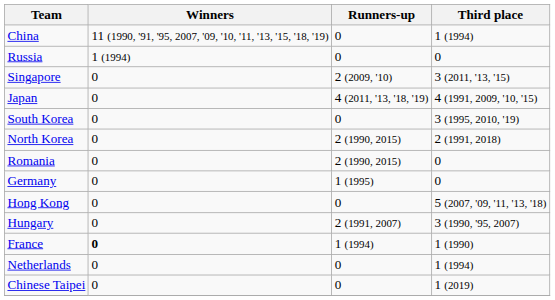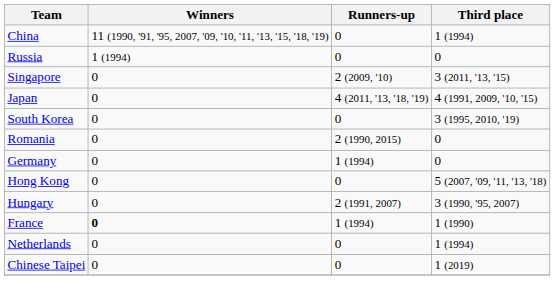- row: (40, 139)
(354, 181) 1 (1995) -> (354, 160) 1 (1994)
